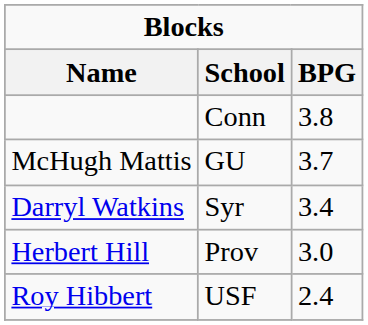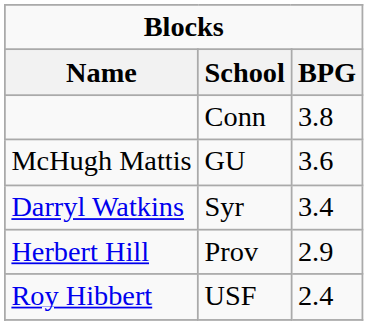(316, 161) 3.7 -> (316, 161) 3.6
(316, 251) 3.0 -> (316, 251) 2.9
